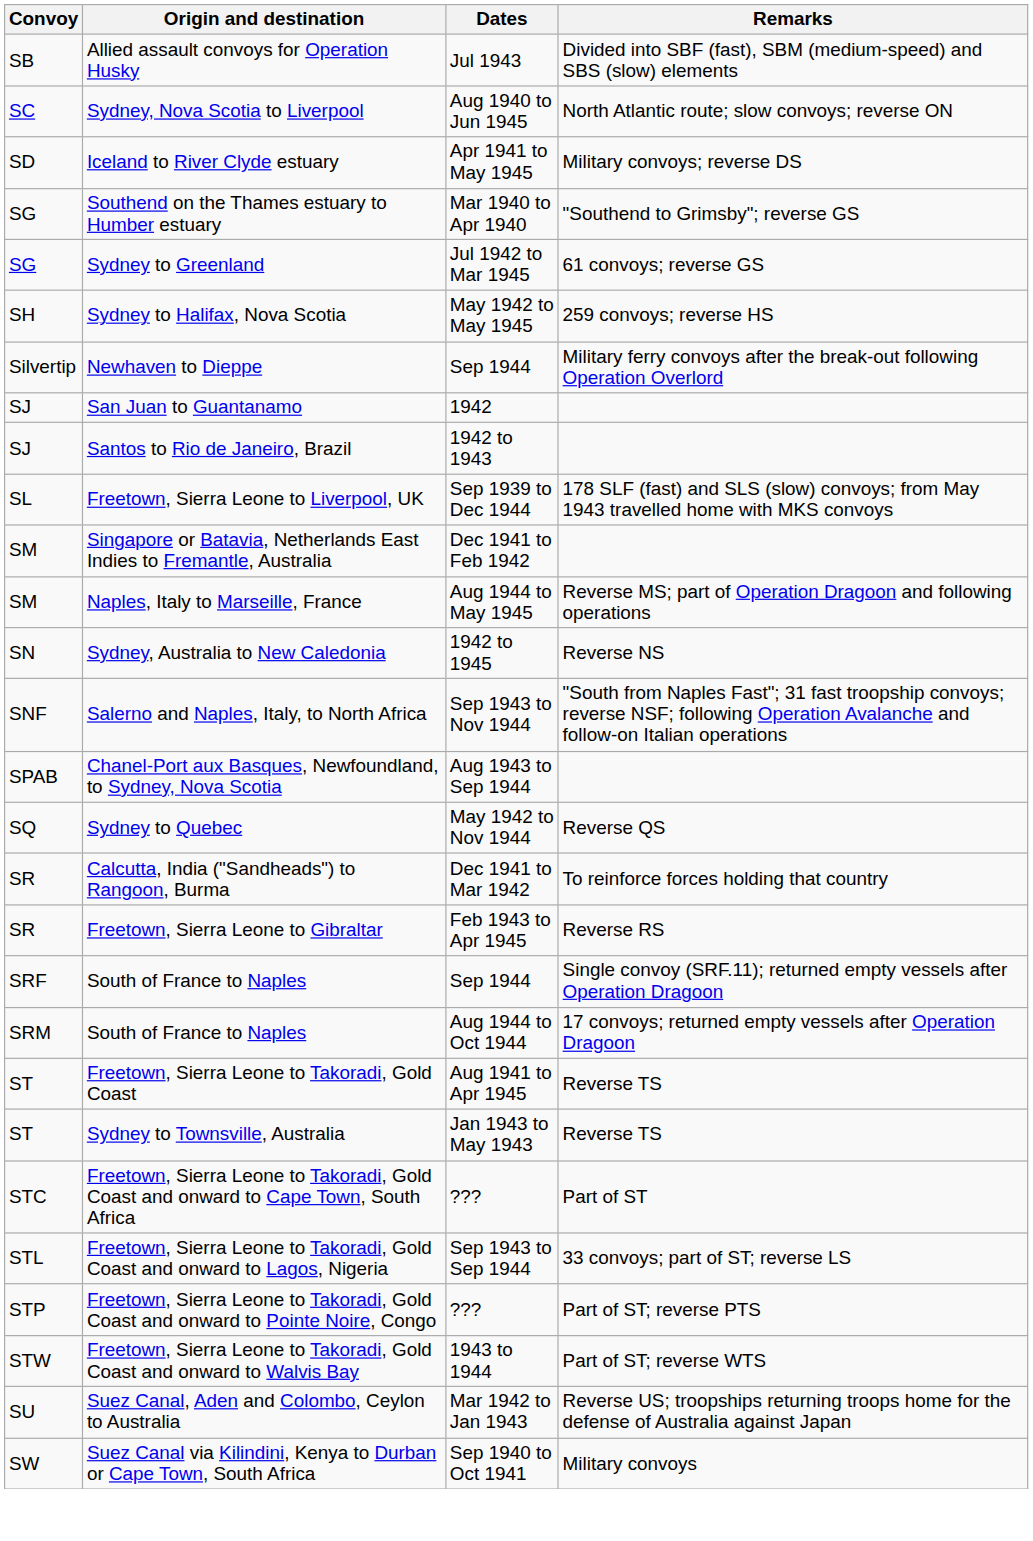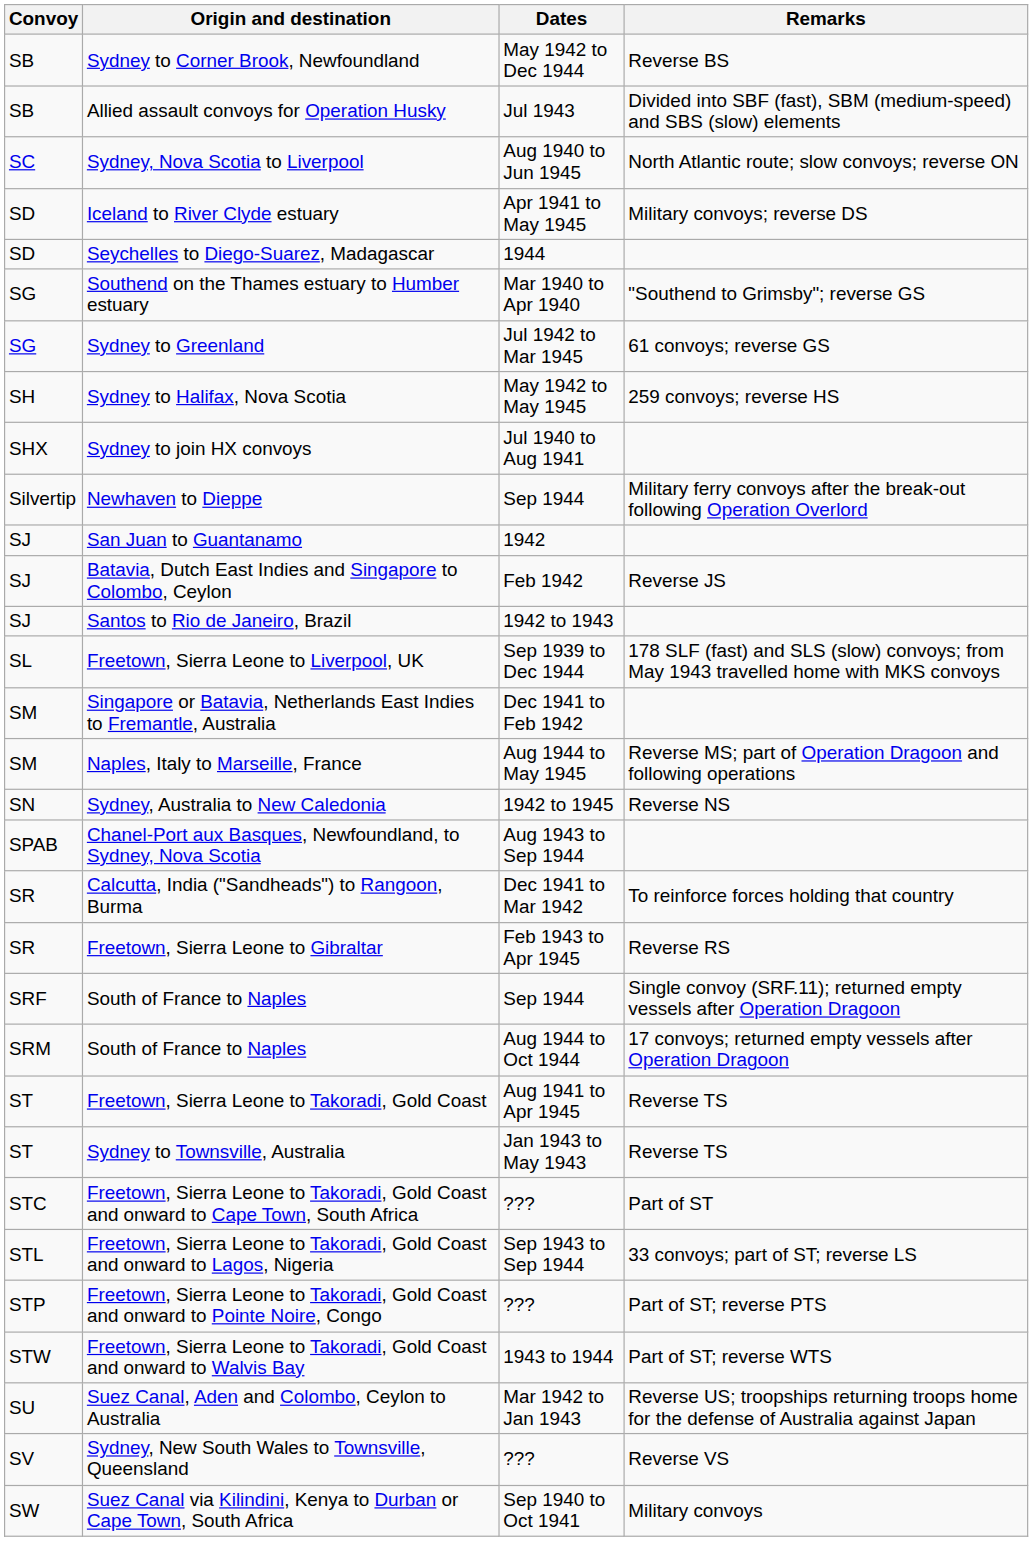+ row: (253, 60)
+ row: (261, 254)
+ row: (199, 448)
+ row: (272, 580)
- row: (257, 714)
- row: (165, 827)
+ row: (256, 1459)
